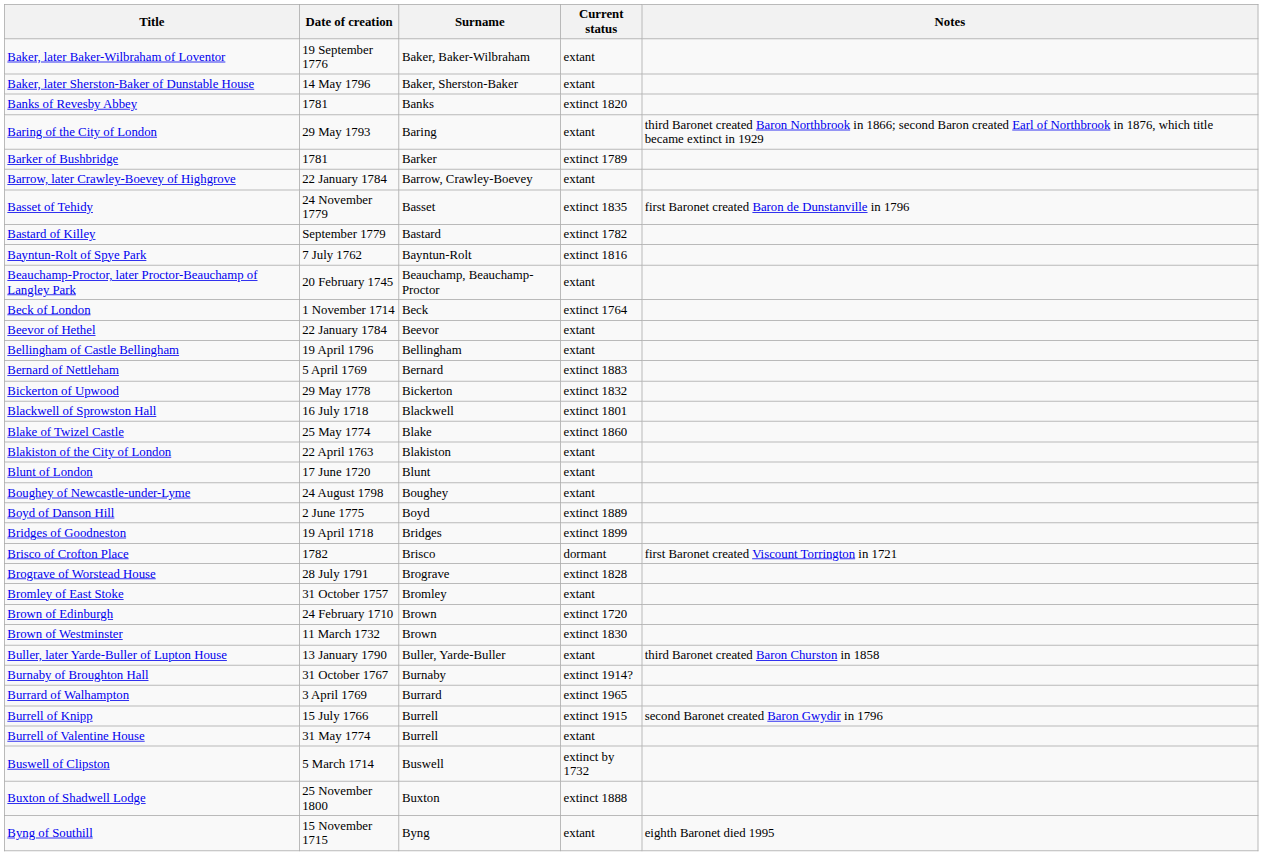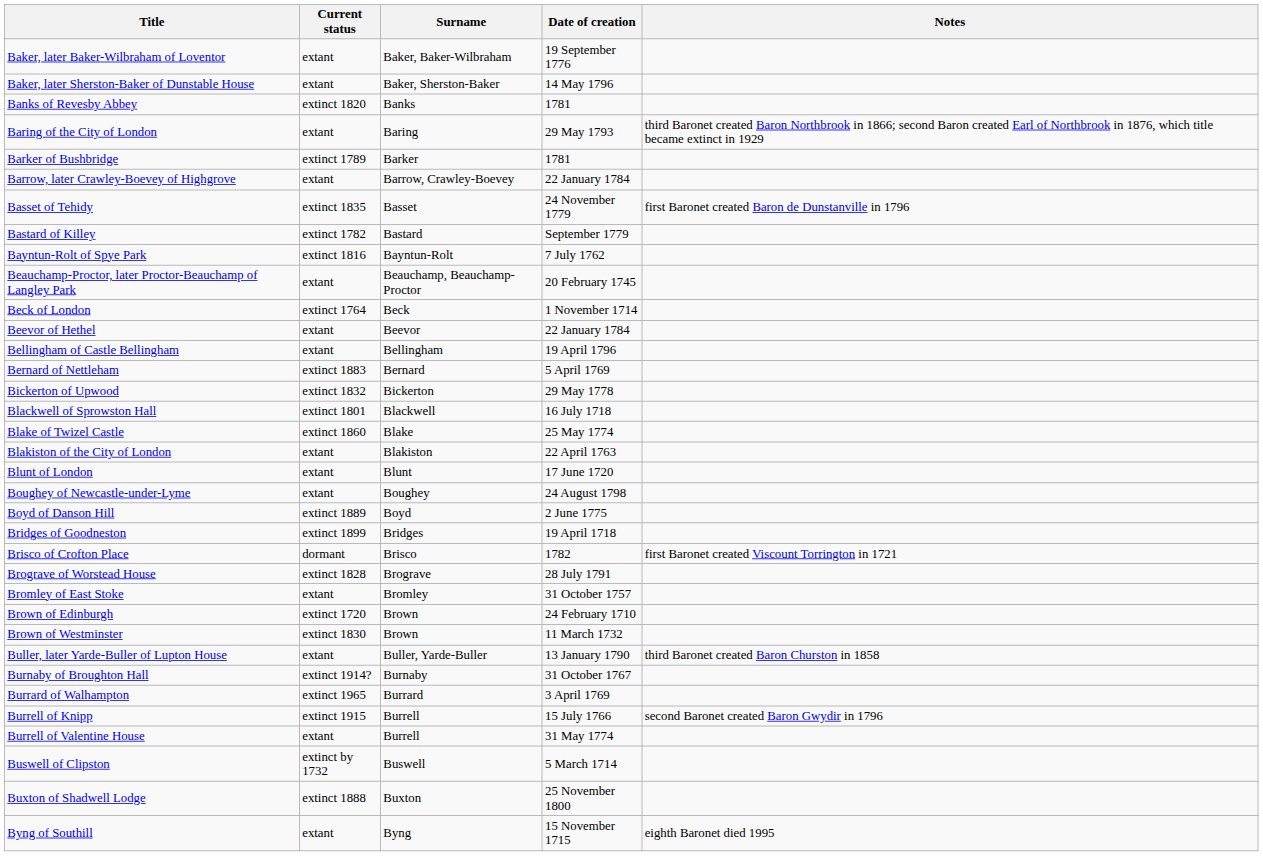columns swapped: (349, 21) <-> (601, 21)
